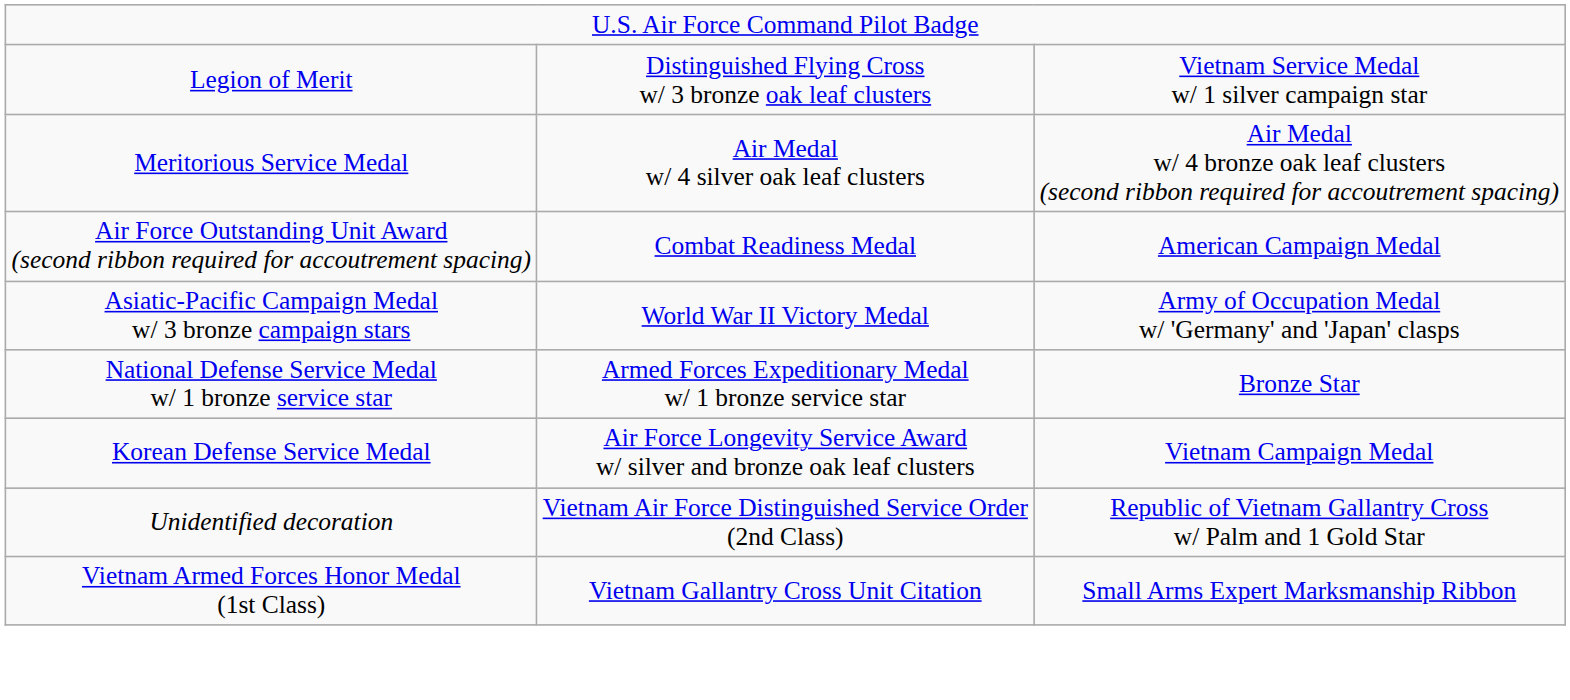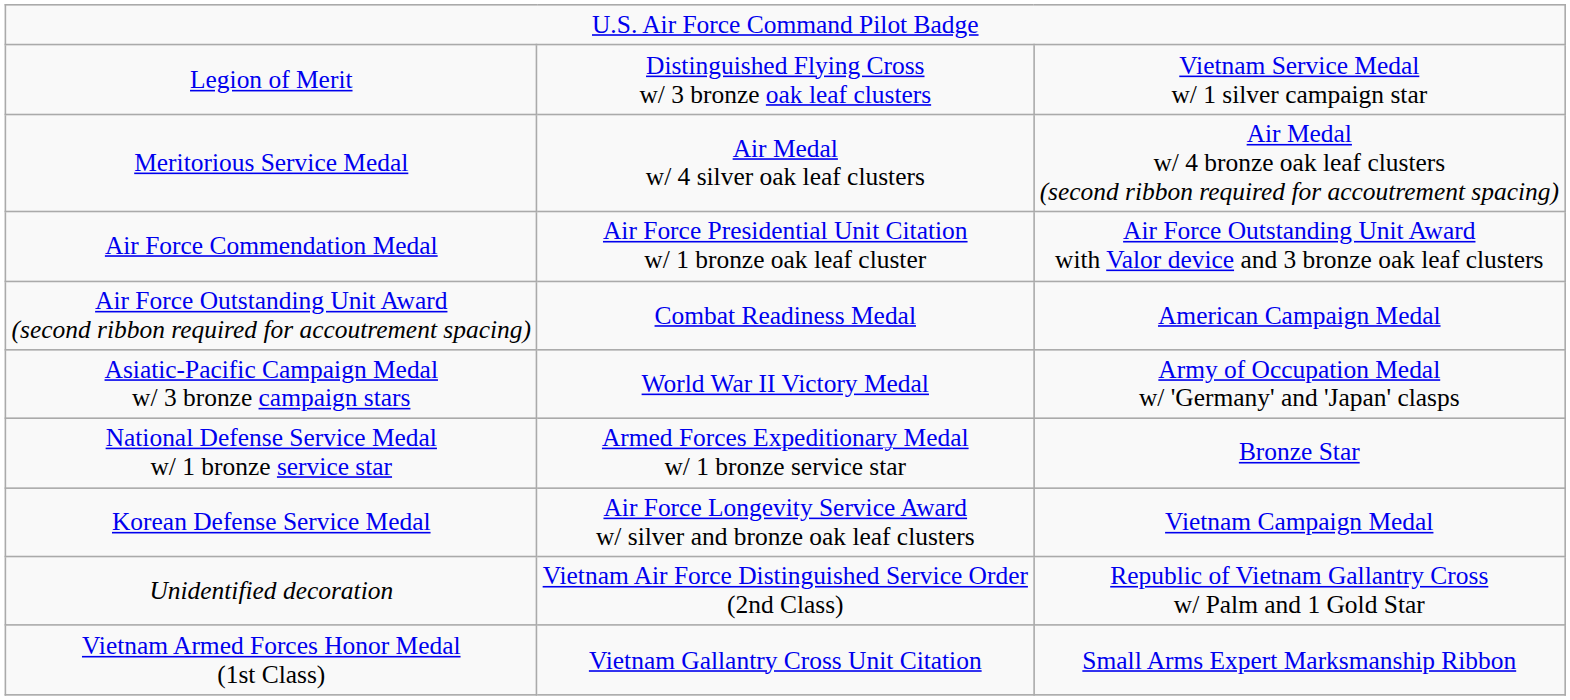+ row: (271, 245)
